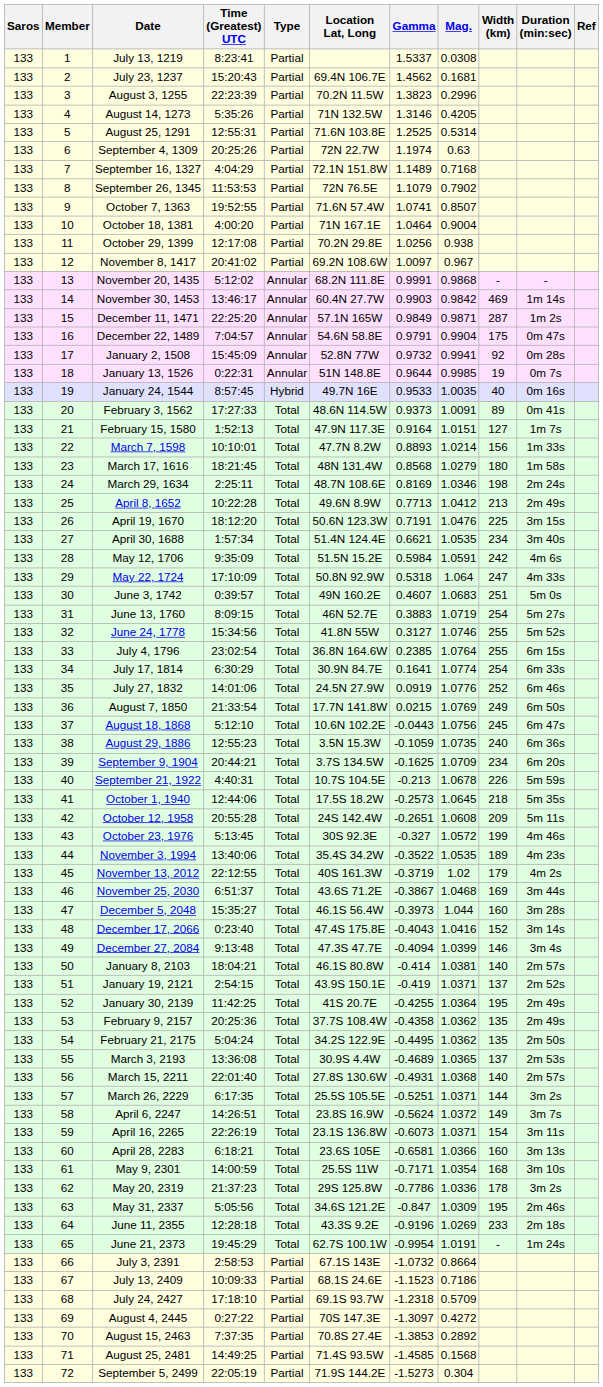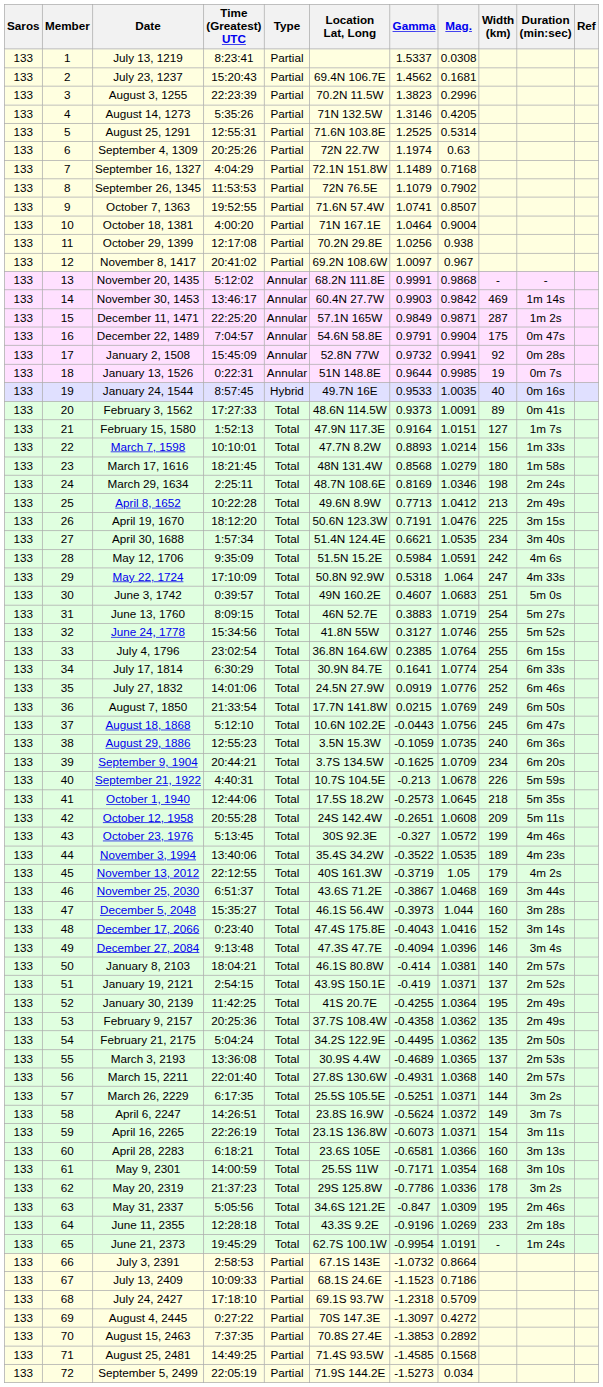(459, 873) 1.02 -> (459, 873) 1.05
(459, 947) 1.0399 -> (459, 947) 1.0396
(459, 1373) 0.304 -> (459, 1373) 0.034
